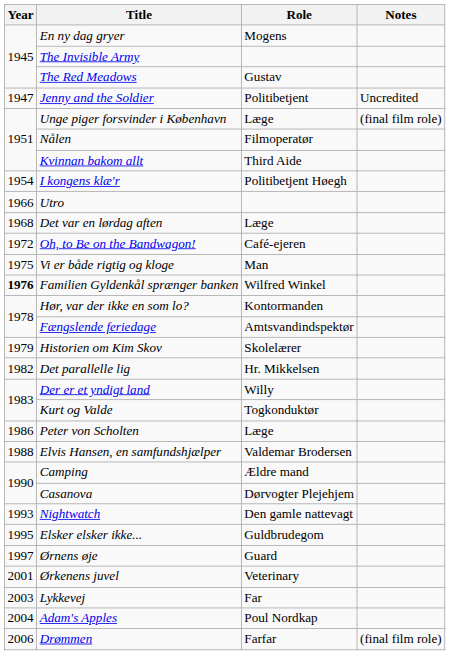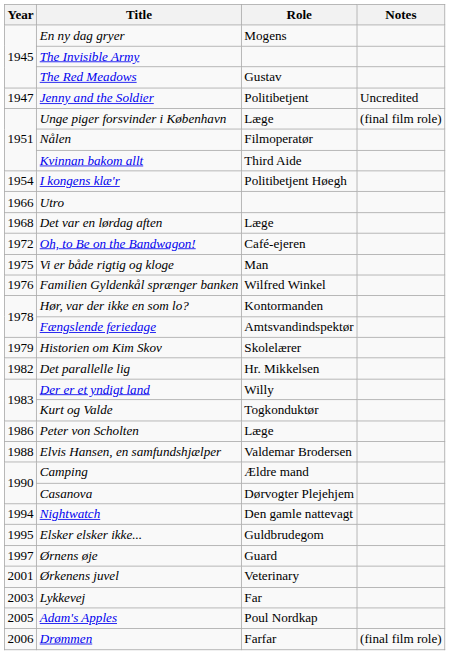(21, 285) bold -> (21, 285) normal
(21, 514) 1993 -> (21, 514) 1994
(21, 618) 2004 -> (21, 618) 2005
